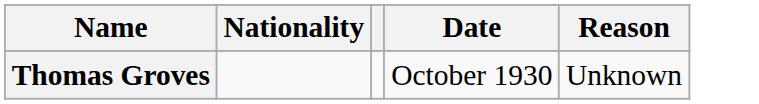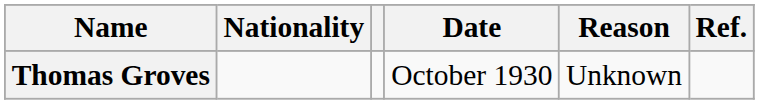+ column: (721, 27)
